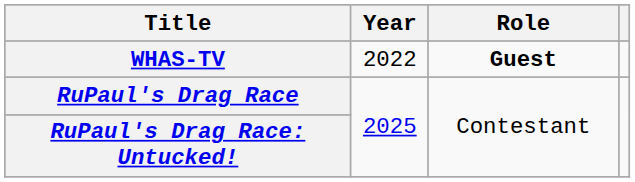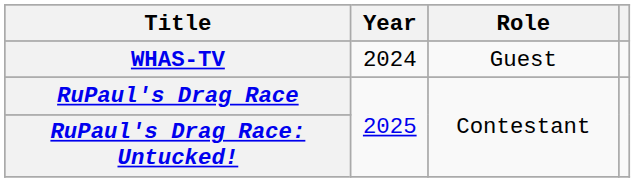(390, 60) 2022 -> (390, 60) 2024
(523, 60) bold -> (523, 60) normal
